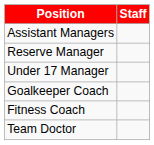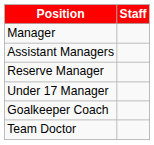+ row: (31, 33)
- row: (46, 110)
